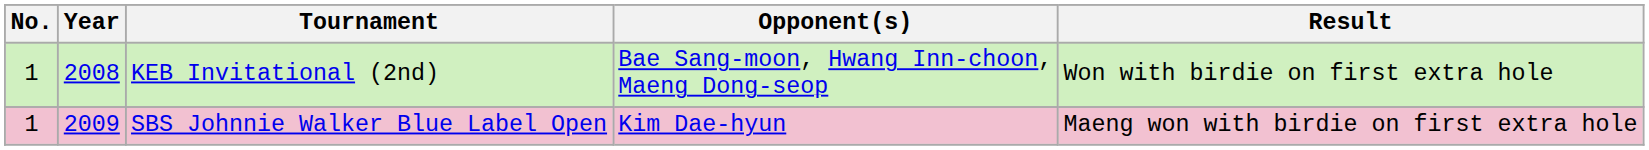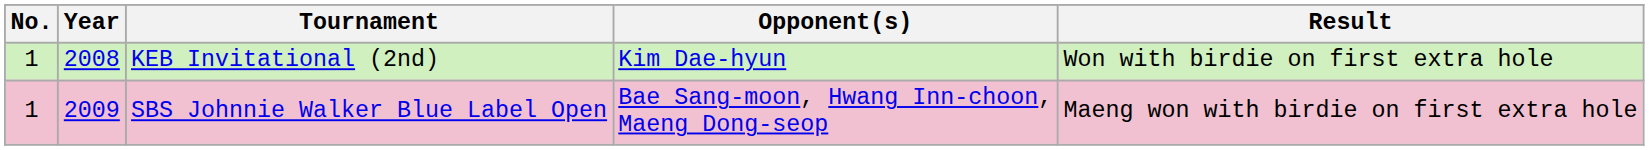(835, 75) Bae Sang-moon, Hwang Inn-choon, Maeng Dong-seop -> (702, 62) Kim Dae-hyun
(702, 126) Kim Dae-hyun -> (835, 113) Bae Sang-moon, Hwang Inn-choon, Maeng Dong-seop
